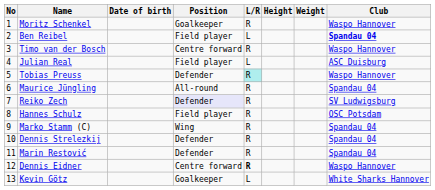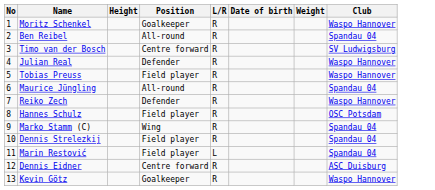columns swapped: (140, 11) <-> (278, 11)
(204, 37) Field player -> (163, 37) All-round
(248, 37) L -> (215, 37) R
(353, 37) bold -> (353, 37) normal
(362, 50) Waspo Hannover -> (362, 50) SV Ludwigsburg
(204, 62) Field player -> (161, 62) Defender
(248, 62) L -> (215, 62) R
(357, 62) ASC Duisburg -> (362, 62) Waspo Hannover
(194, 75) Defender -> (170, 75) Field player
(248, 75) paleturquoise background -> (215, 75) no background
(194, 101) lavender background -> (161, 101) no background
(362, 101) SV Ludwigsburg -> (362, 101) Waspo Hannover
(194, 140) Defender -> (170, 140) Field player
(194, 153) Defender -> (170, 153) Field player
(248, 153) R -> (215, 153) L
(248, 166) bold -> (215, 166) normal
(362, 166) Waspo Hannover -> (357, 166) ASC Duisburg
(248, 179) L -> (215, 179) R
(379, 179) White Sharks Hannover -> (362, 179) Waspo Hannover
